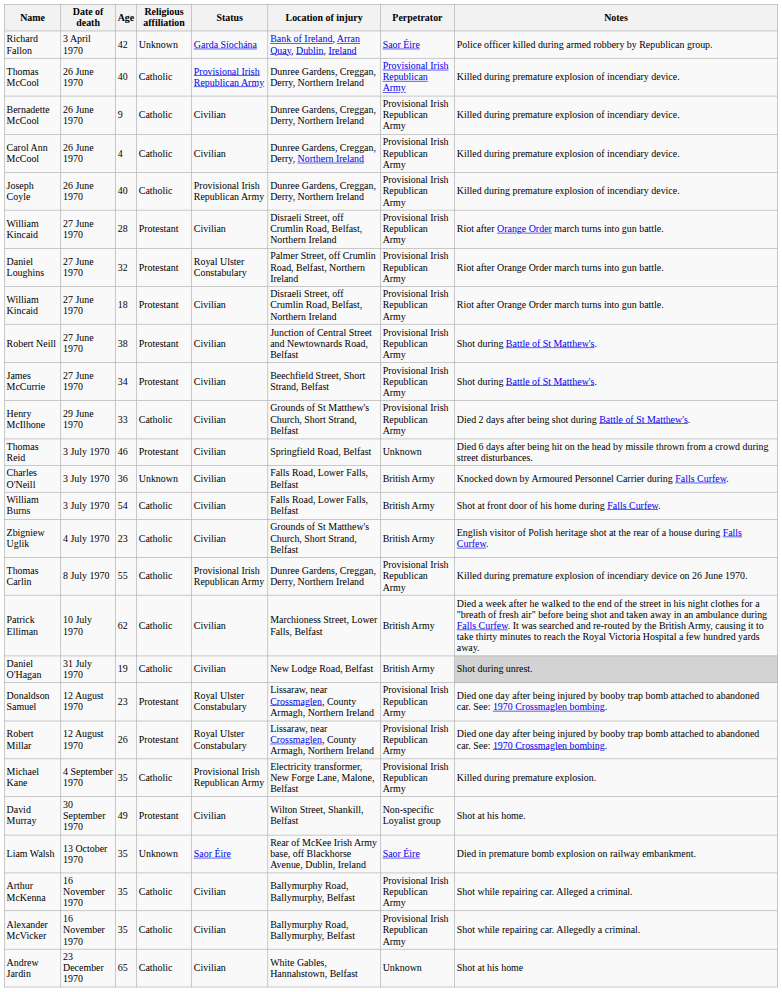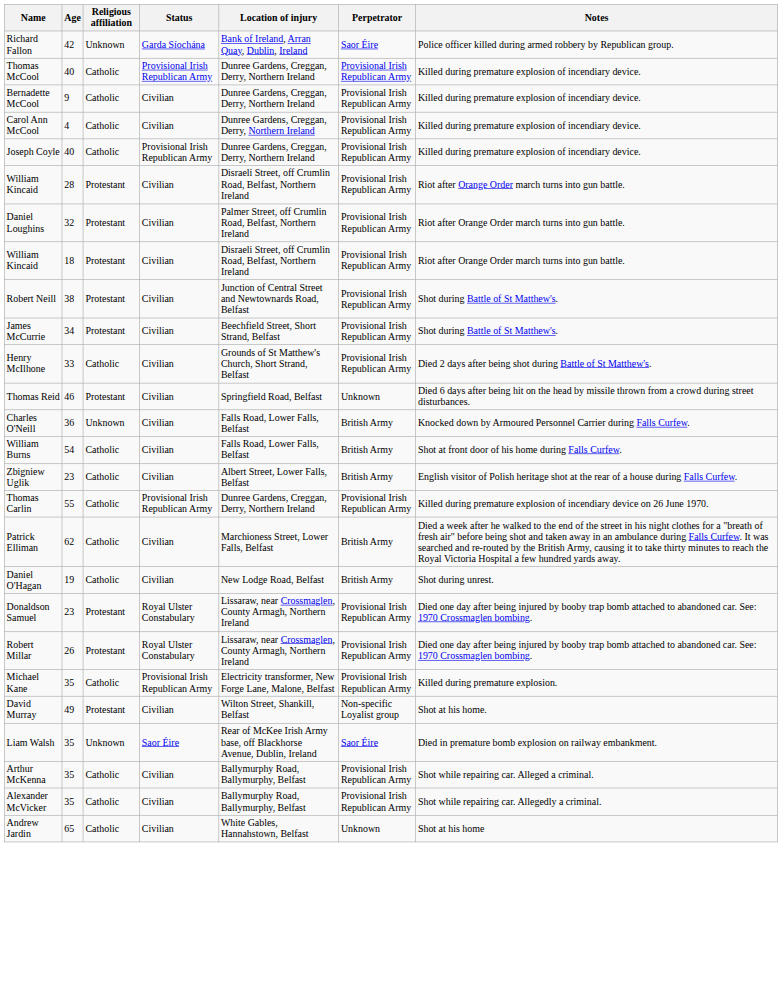- column: (88, 17)
(220, 267) Royal Ulster Constabulary -> (158, 222) Civilian
(320, 538) Grounds of St Matthew's Church, Short Strand, Belfast -> (274, 477) Albert Street, Lower Falls, Belfast
(495, 669) lightgrey background -> (456, 580) no background
